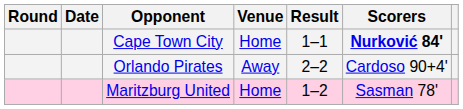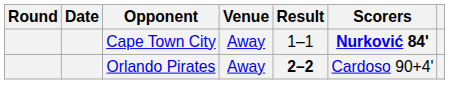(260, 41) Home -> (246, 41) Away
(315, 66) normal -> (300, 66) bold
- row: (168, 91)
